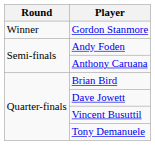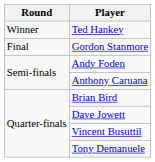+ row: (98, 30)
(23, 30) Winner -> (18, 47) Final
